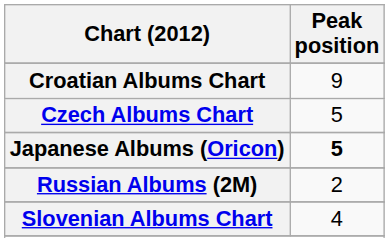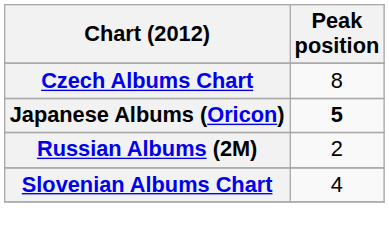- row: (147, 80)
(337, 115) 5 -> (337, 80) 8
